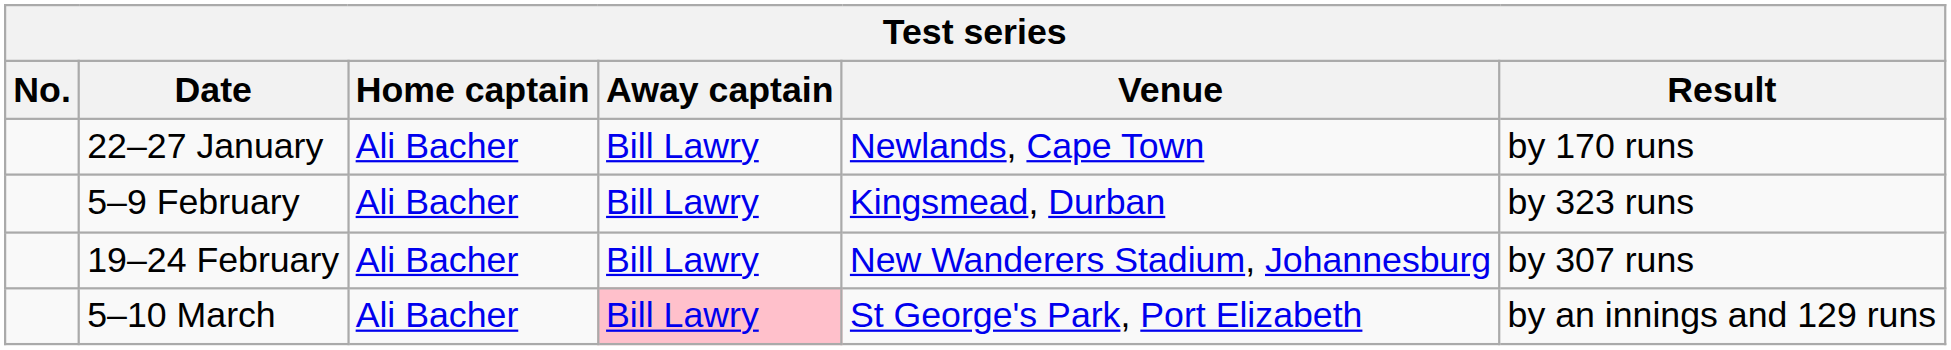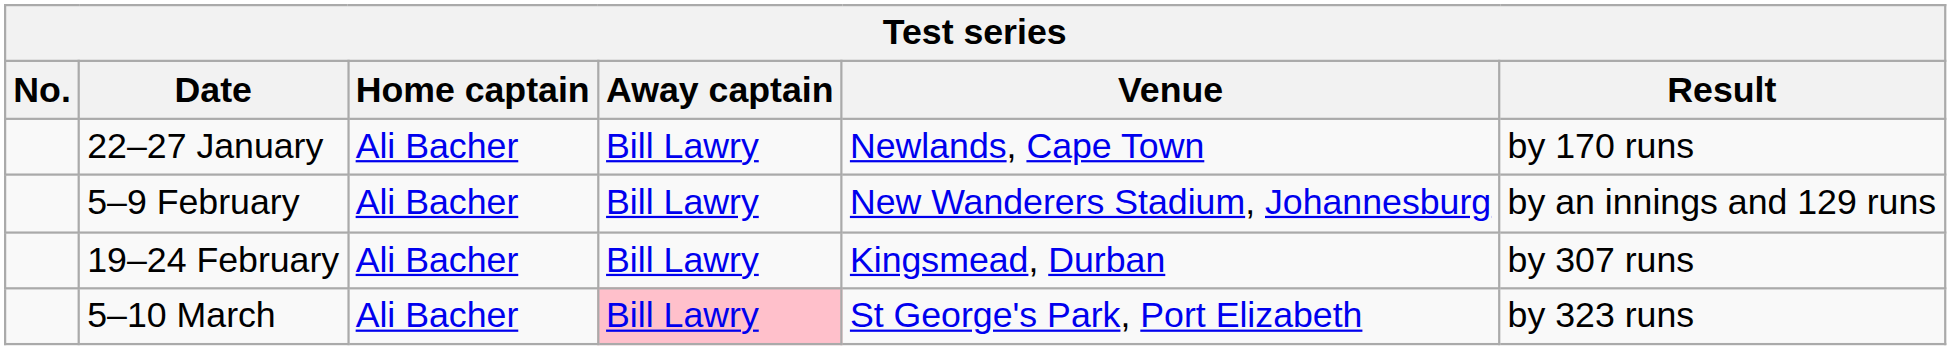(1008, 202) Kingsmead, Durban -> (1171, 202) New Wanderers Stadium, Johannesburg
(1601, 202) by 323 runs -> (1722, 202) by an innings and 129 runs
(1171, 259) New Wanderers Stadium, Johannesburg -> (1008, 259) Kingsmead, Durban
(1722, 315) by an innings and 129 runs -> (1601, 315) by 323 runs
